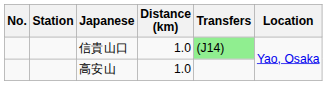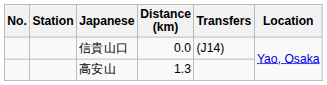(182, 48) 1.0 -> (182, 48) 0.0
(210, 48) lightgreen background -> (210, 48) no background
(182, 69) 1.0 -> (182, 69) 1.3
